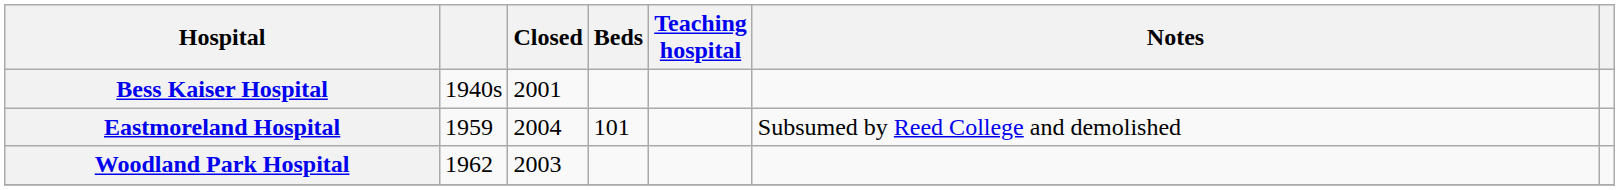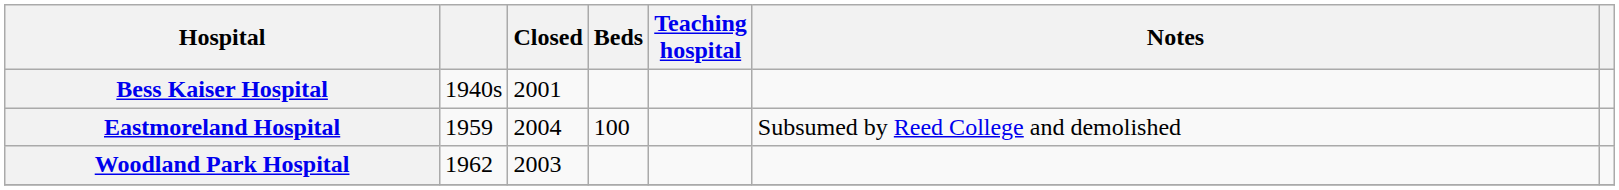(612, 126) 101 -> (612, 126) 100
